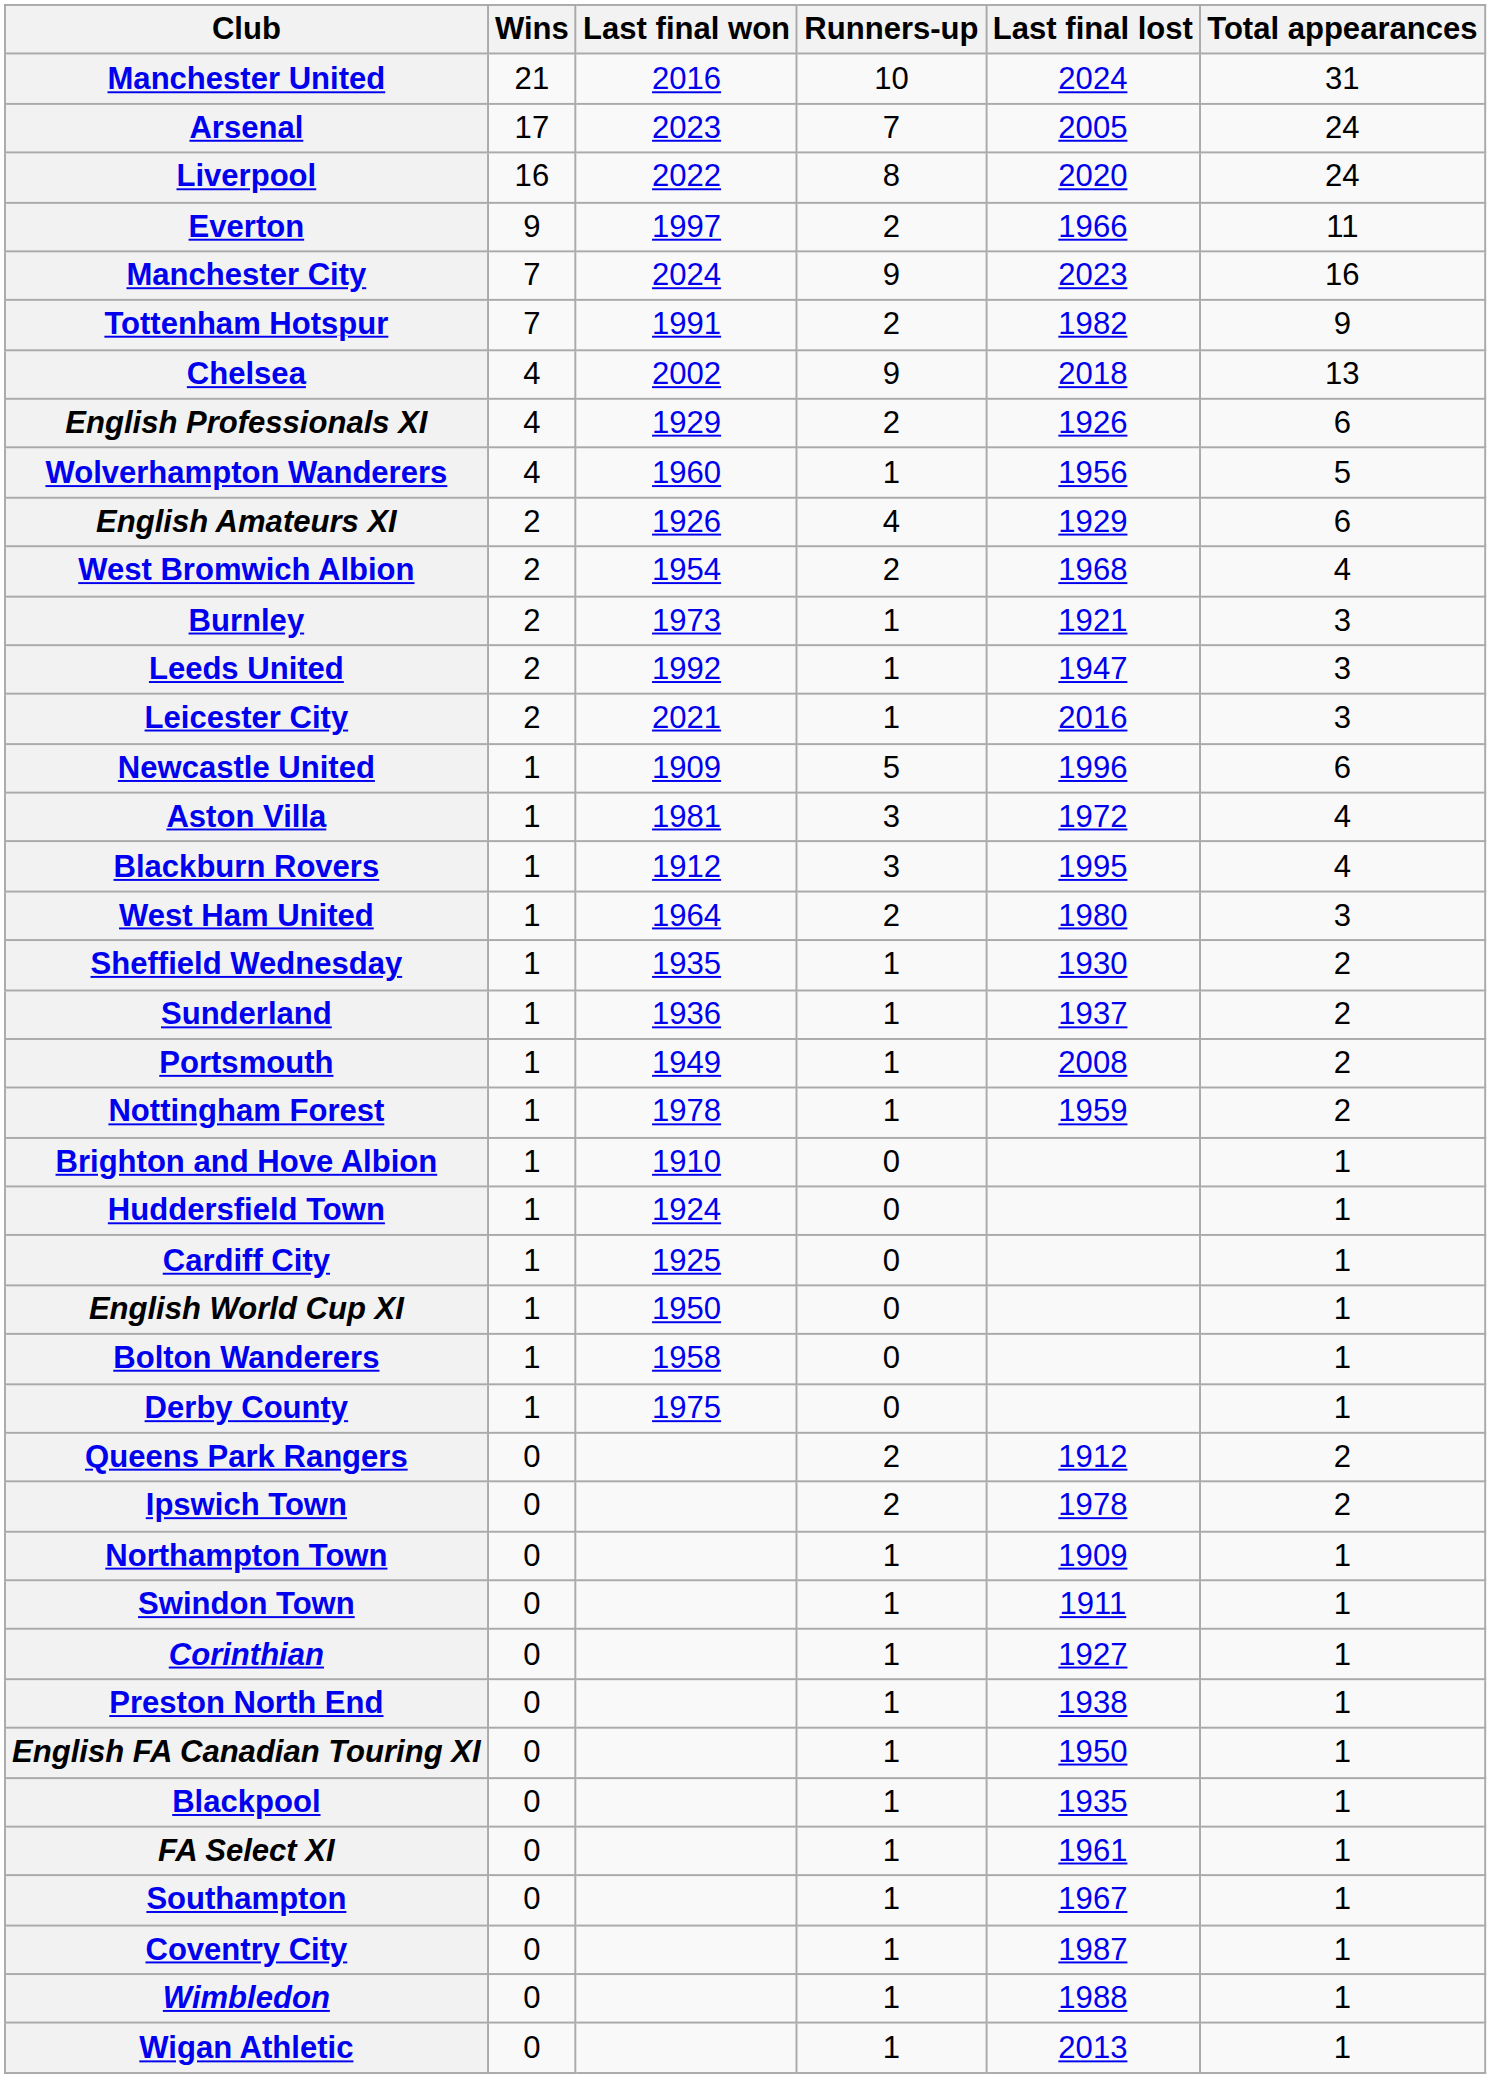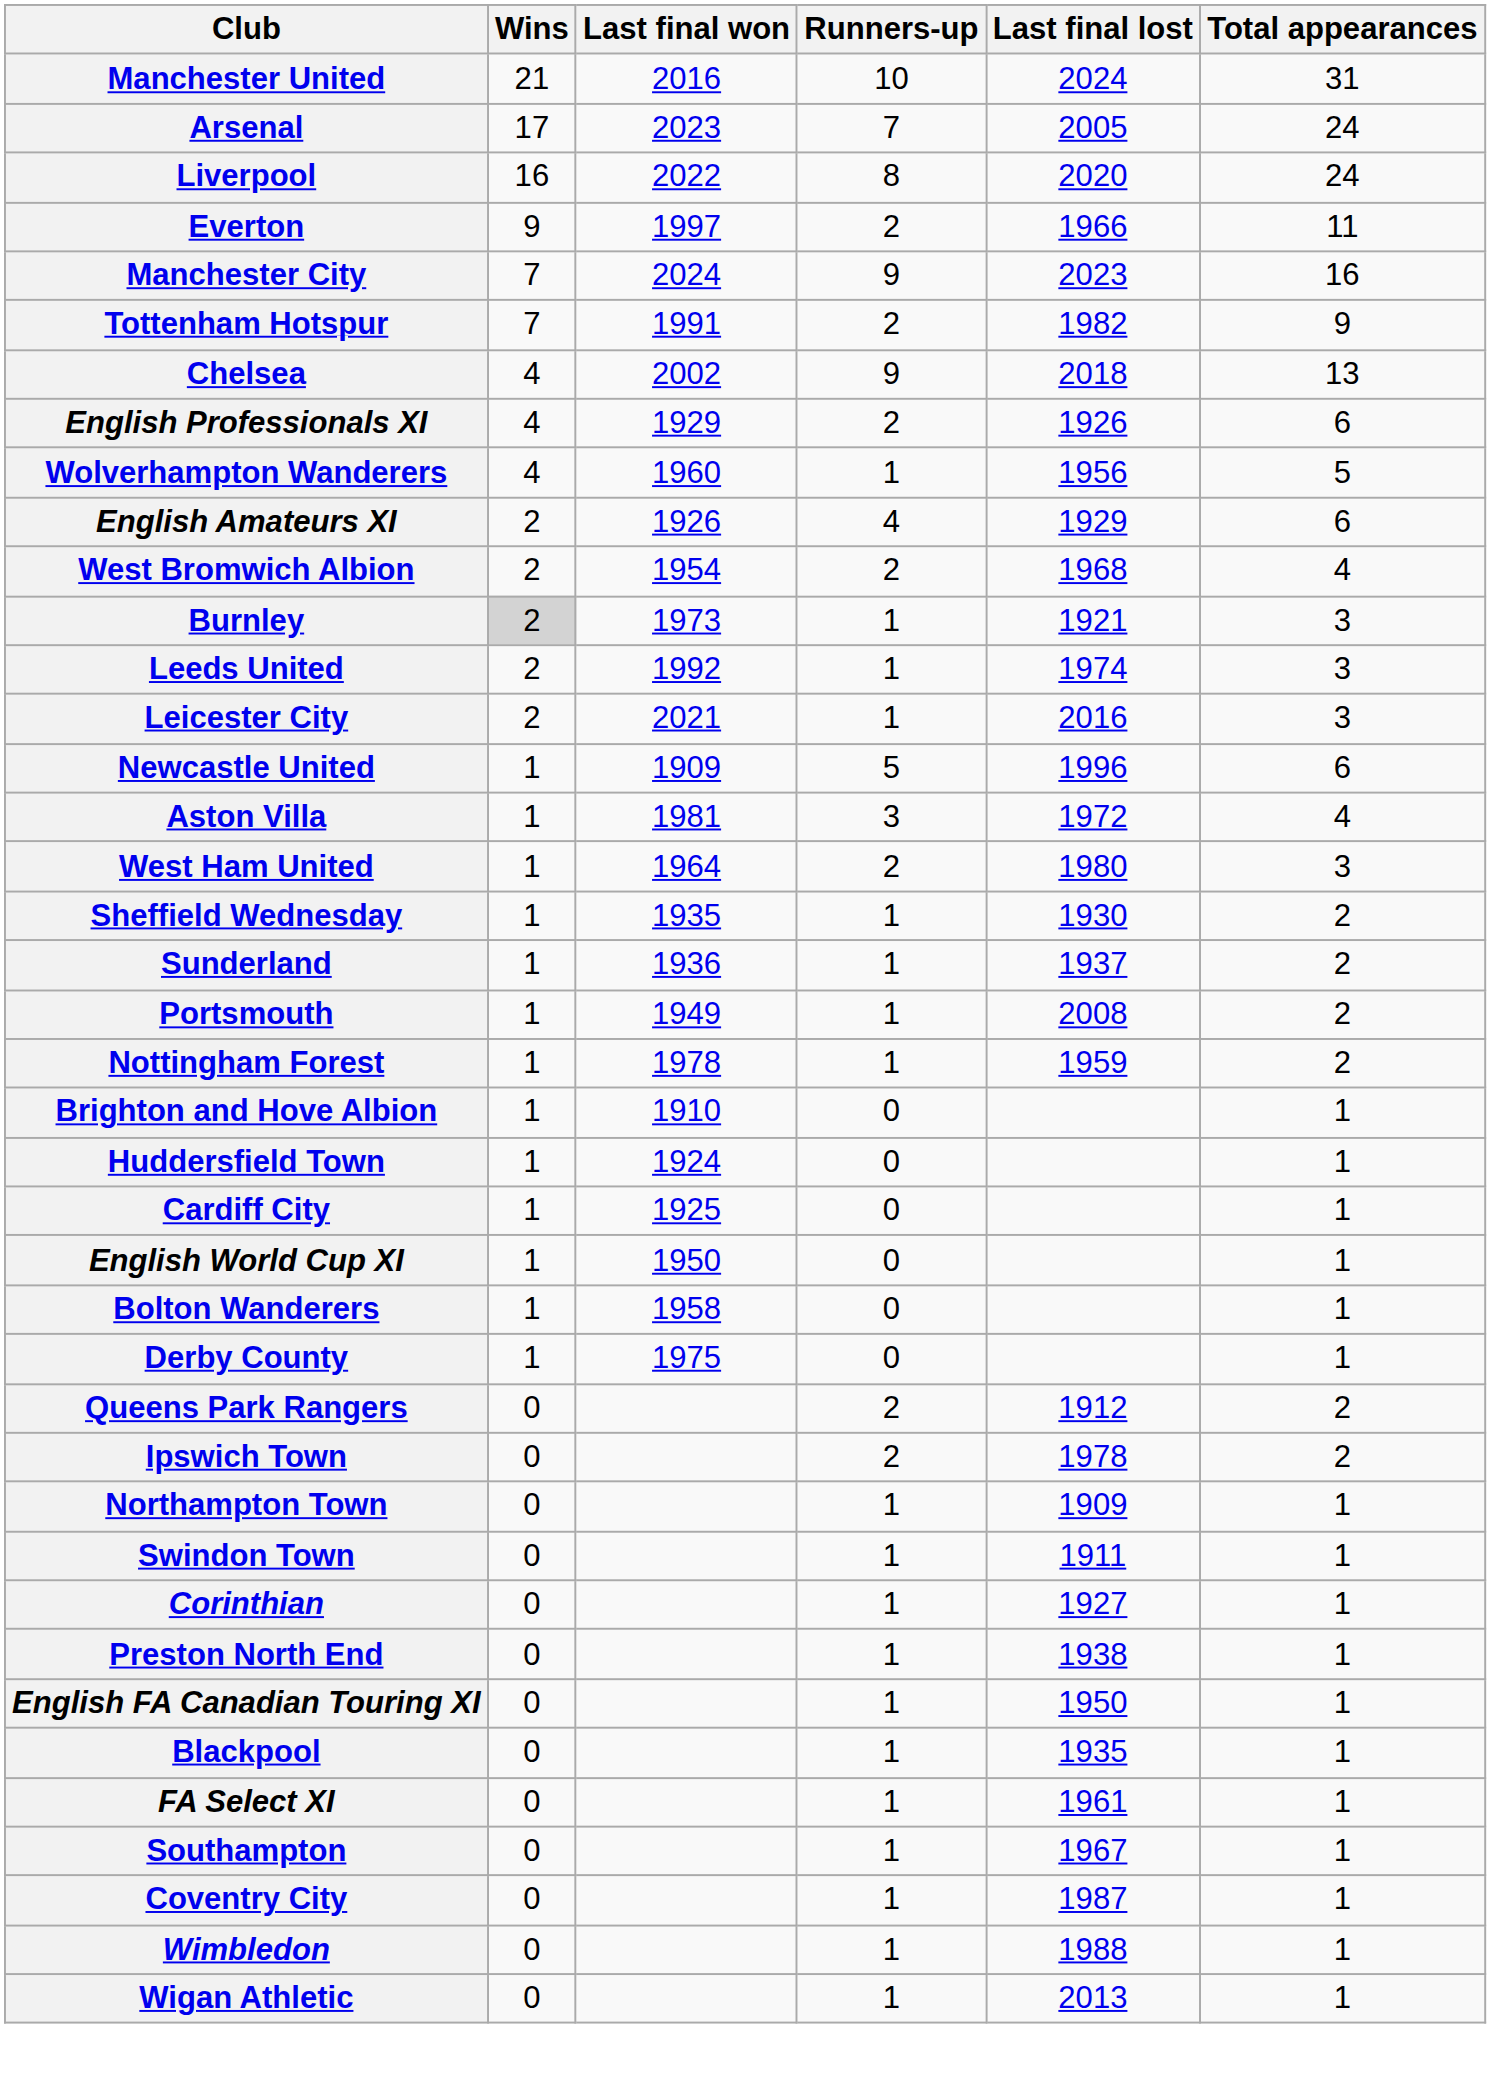(532, 619) no background -> (532, 619) lightgrey background
(1093, 669) 1947 -> (1093, 669) 1974
- row: (246, 865)
